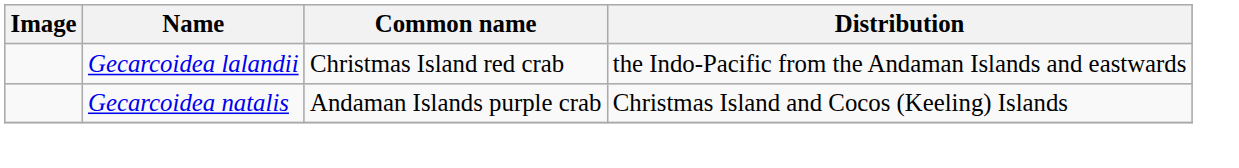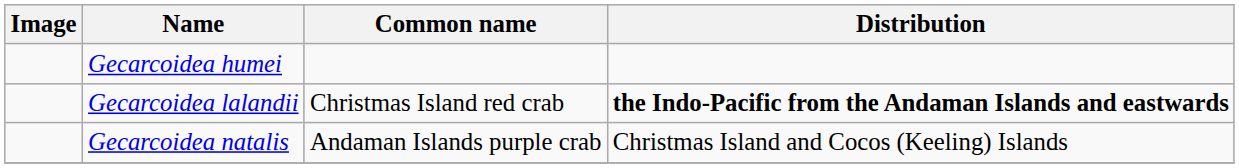+ row: (185, 63)
(900, 63) normal -> (921, 102) bold
